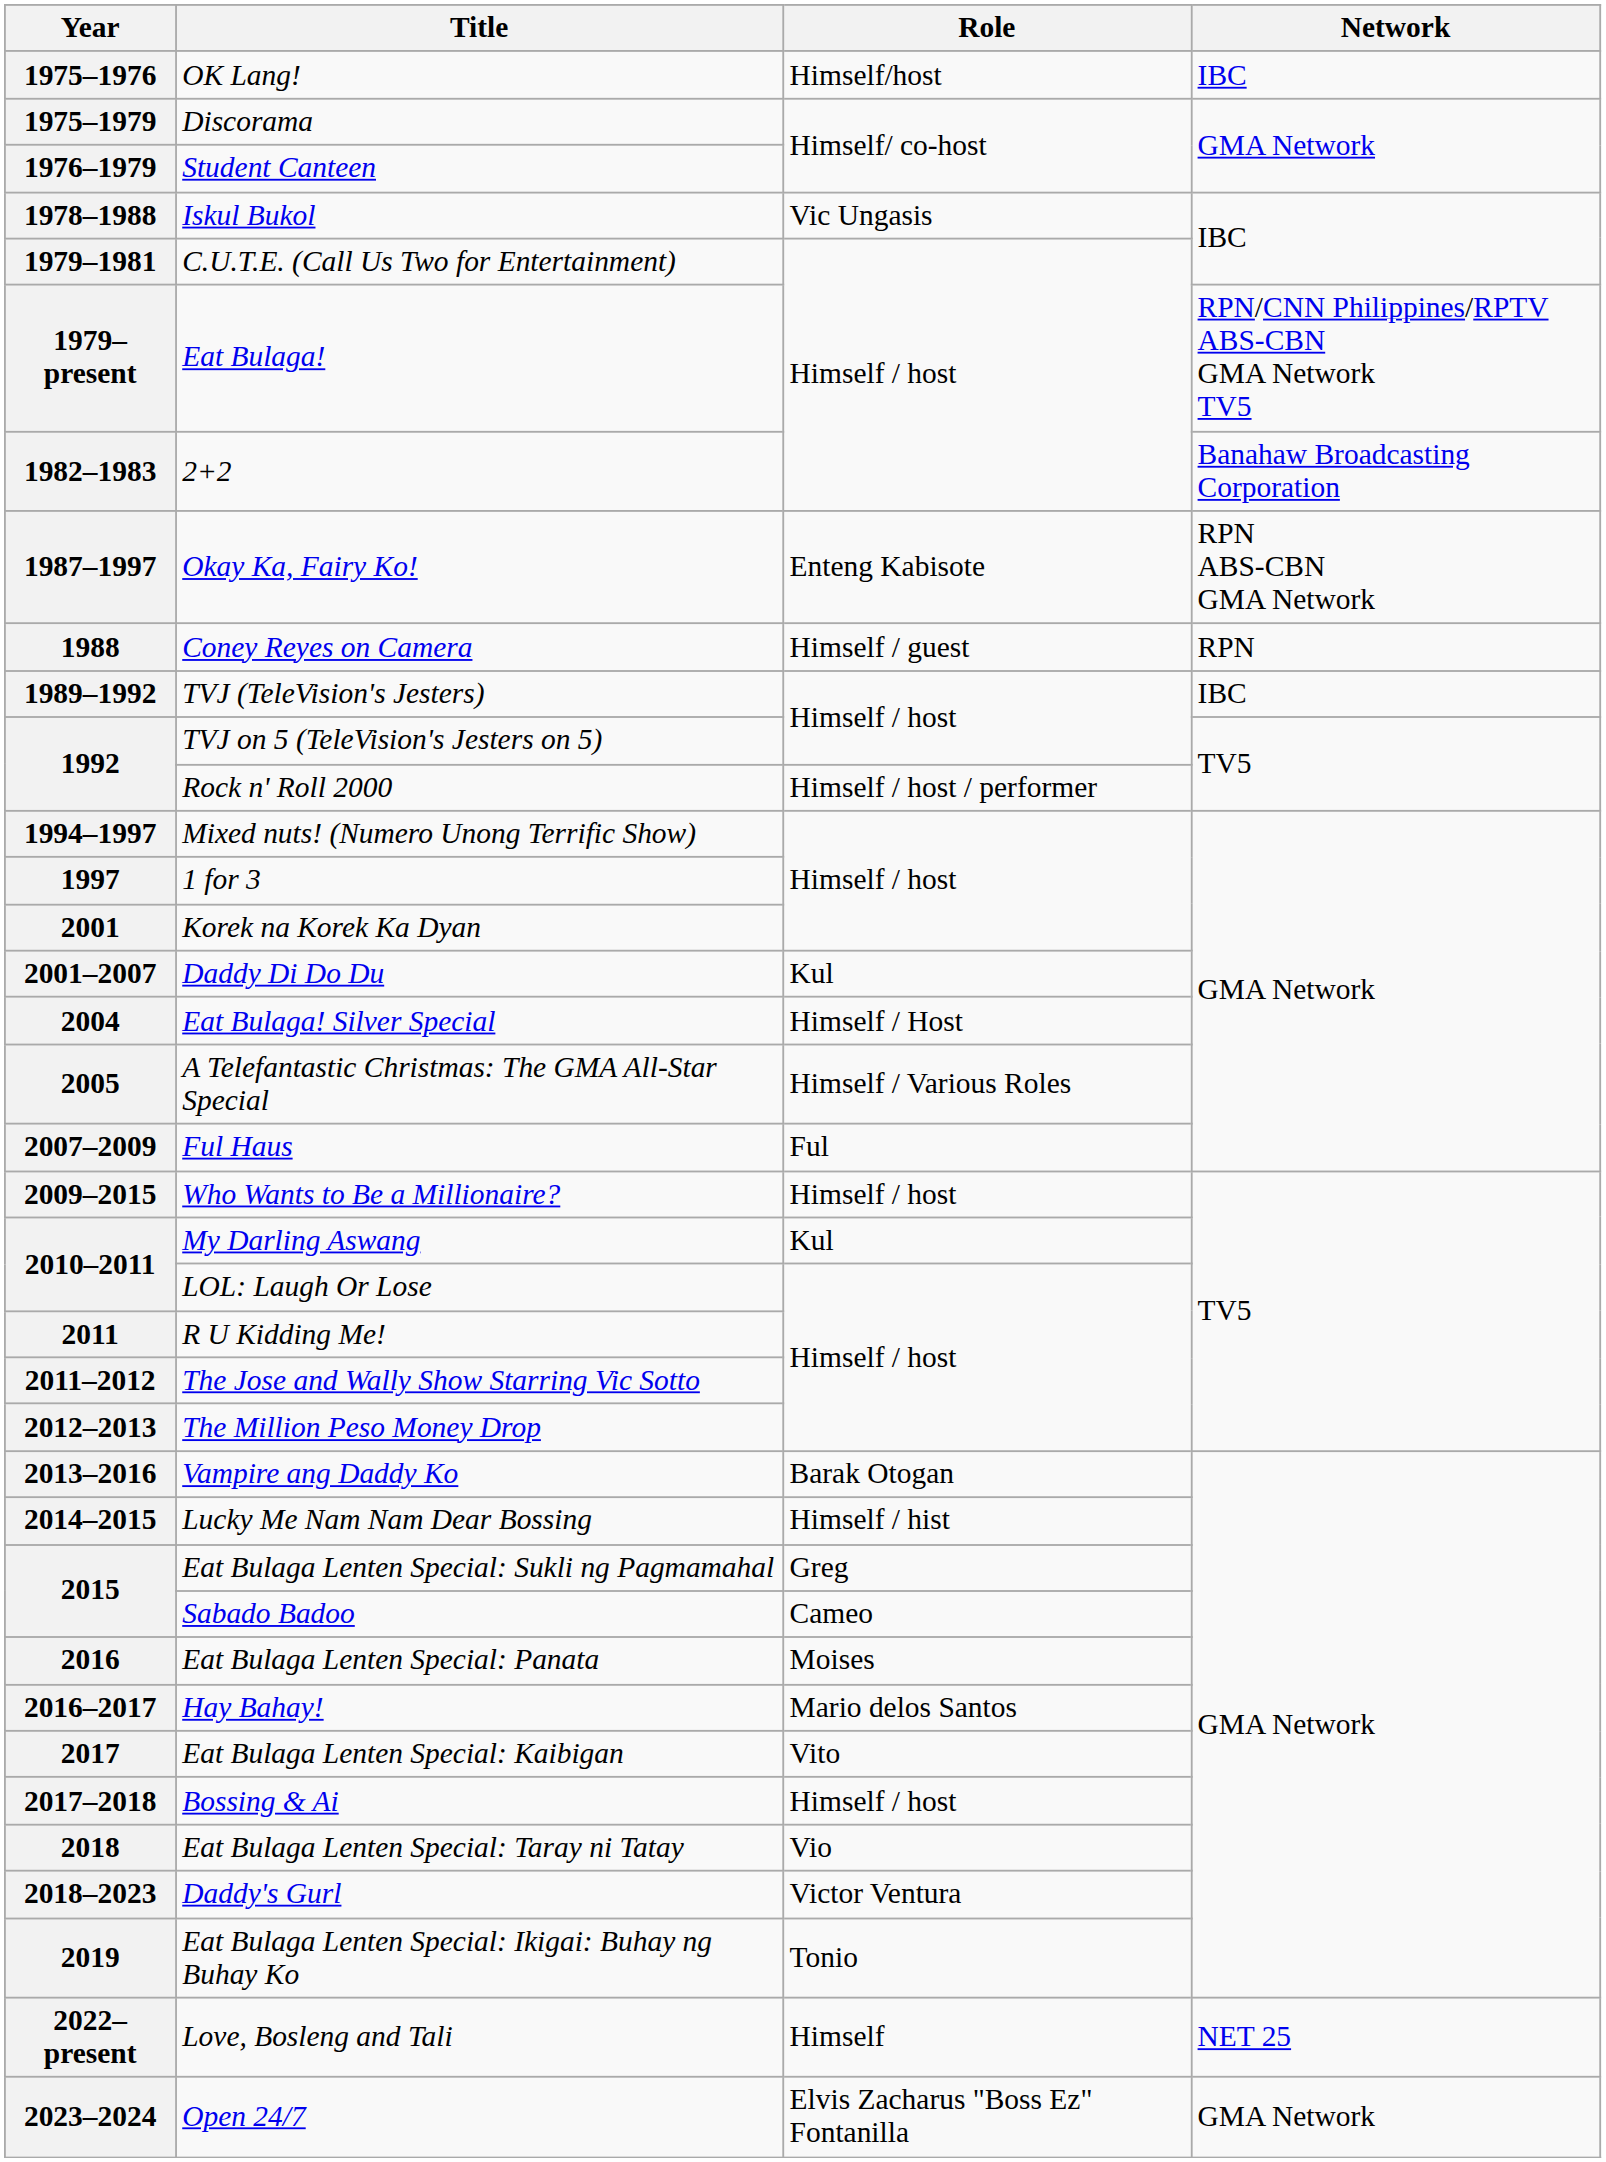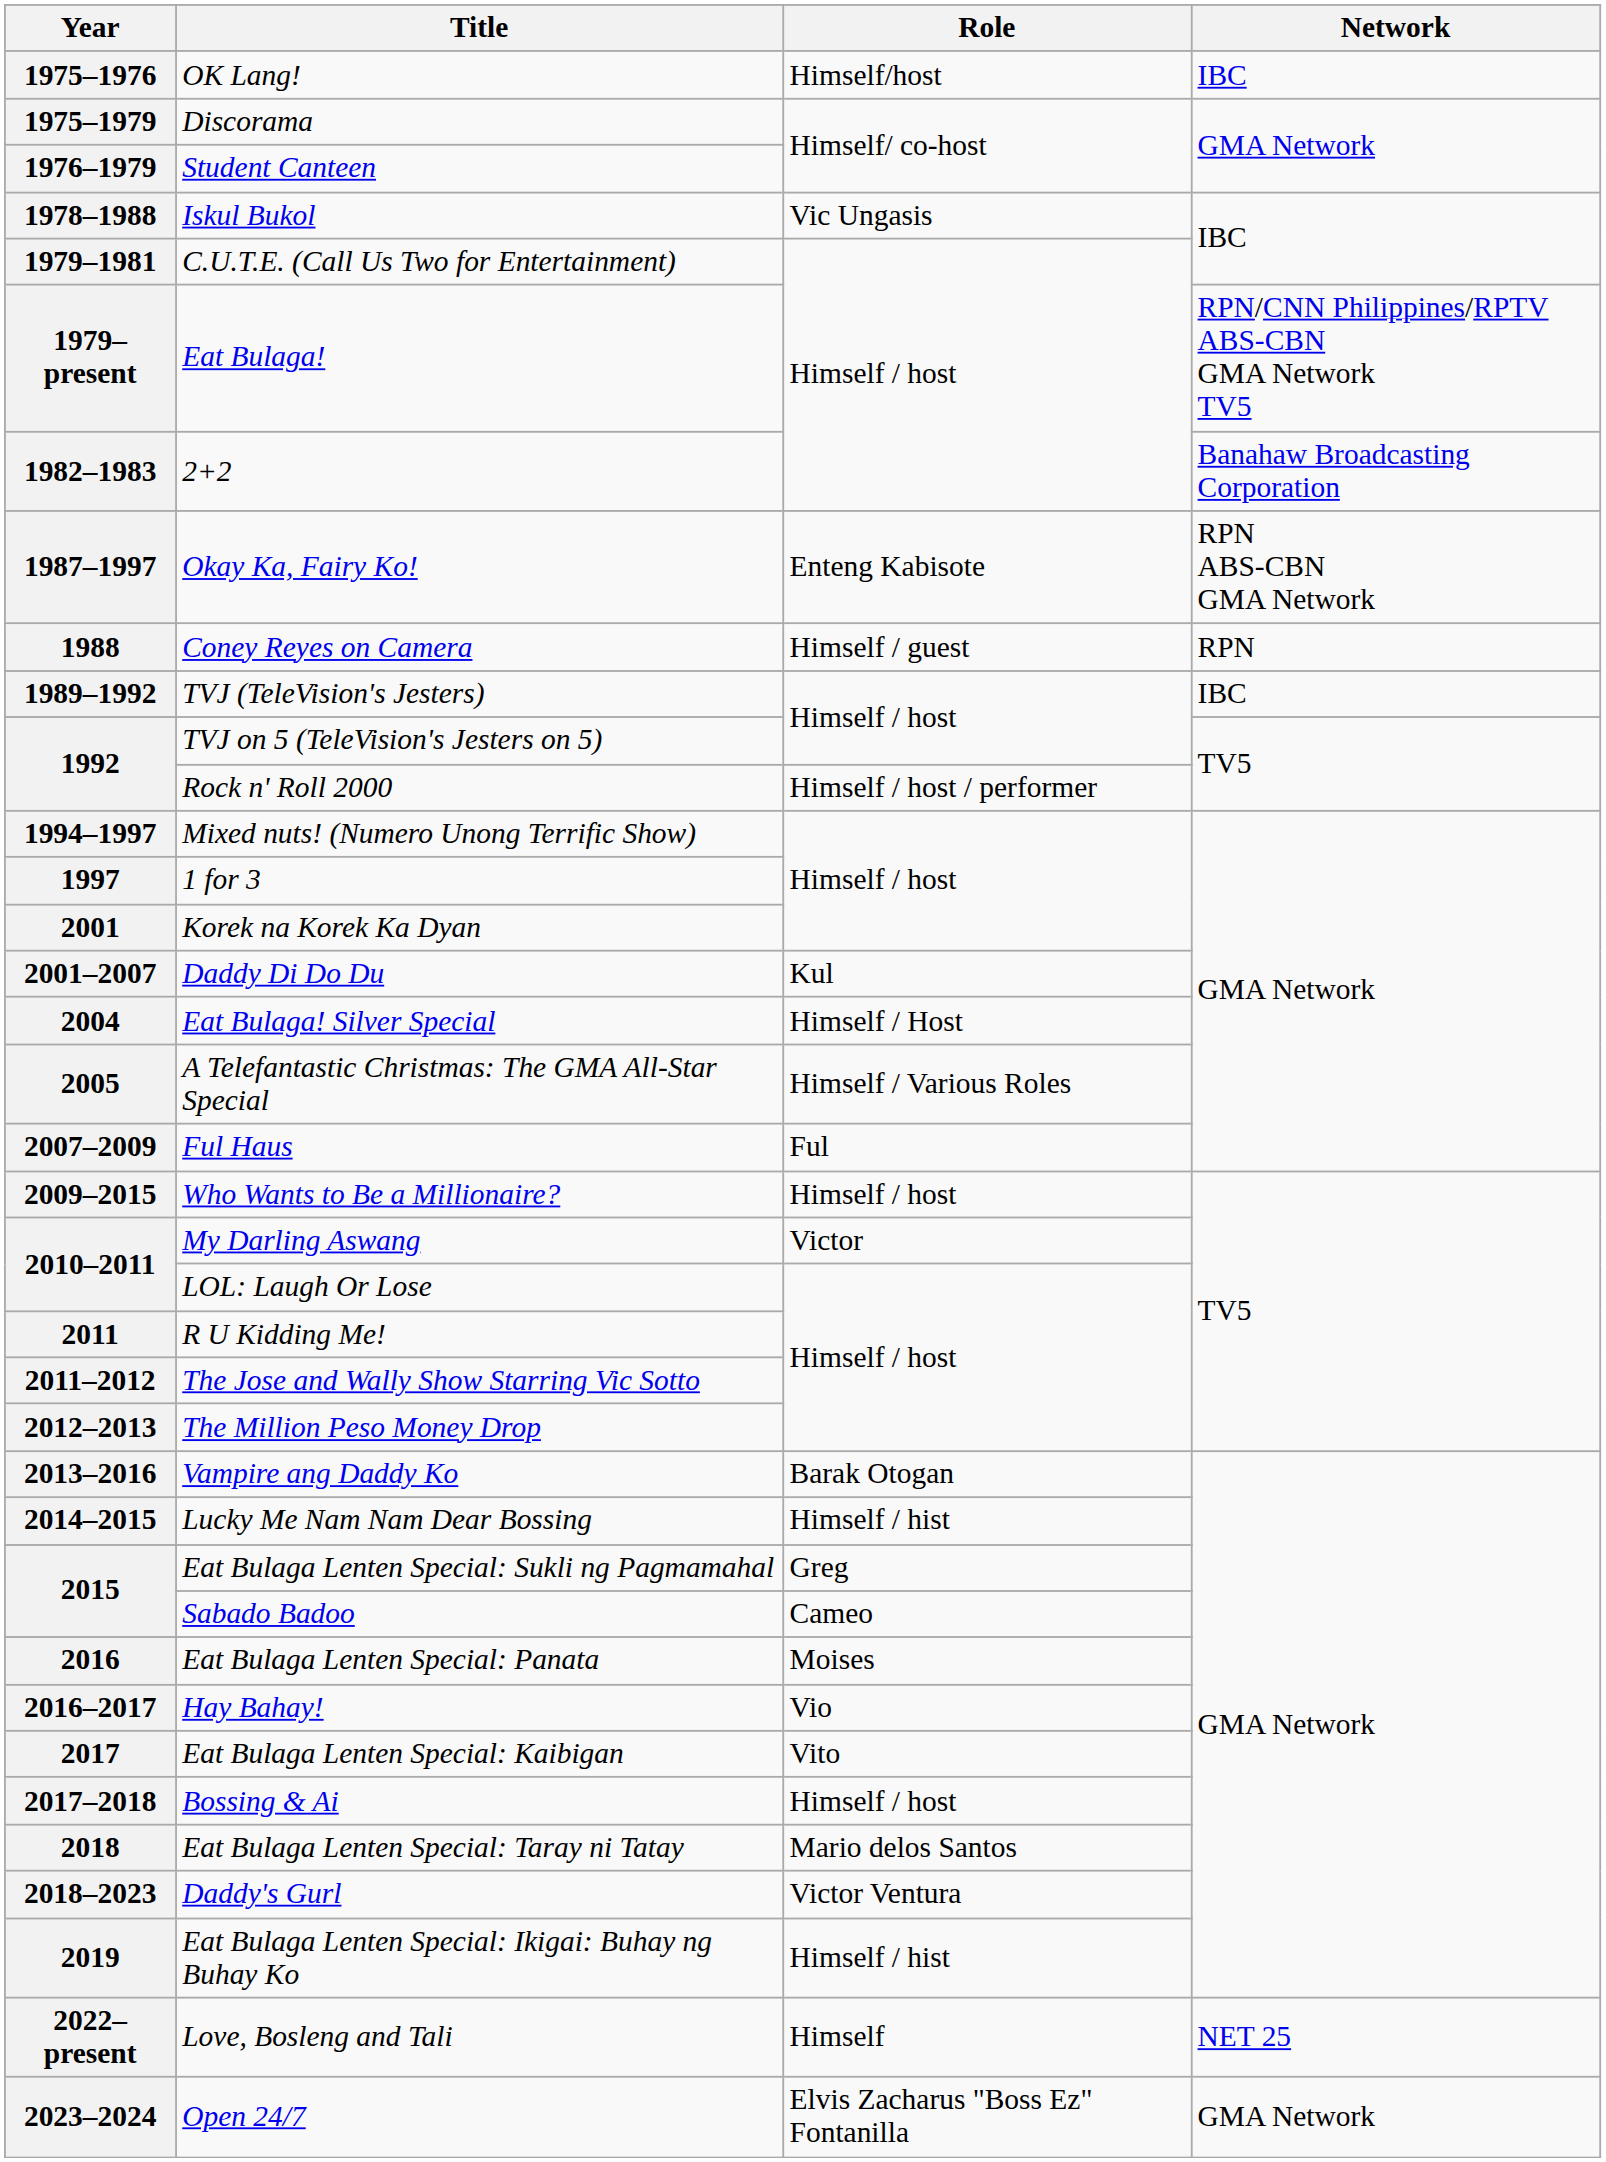(812, 1240) Kul -> (826, 1240) Victor
(903, 1707) Mario delos Santos -> (811, 1707) Vio
(811, 1847) Vio -> (903, 1847) Mario delos Santos
(824, 1957) Tonio -> (870, 1957) Himself / hist
